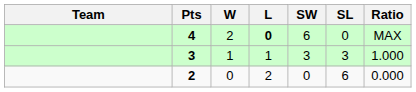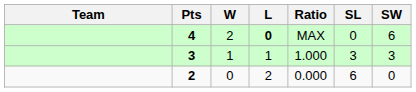columns swapped: (307, 14) <-> (387, 14)
